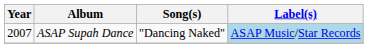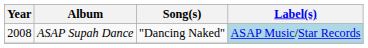(19, 33) 2007 -> (19, 33) 2008
